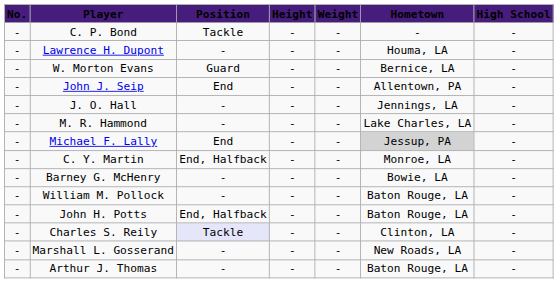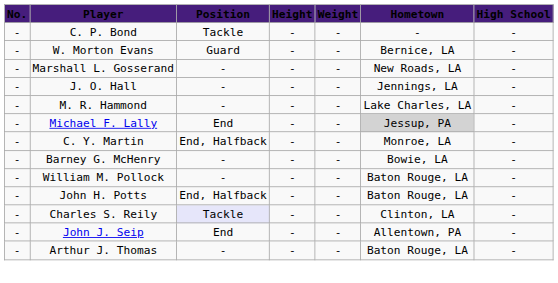- row: (103, 50)
rows swapped: (103, 250) <-> (103, 86)
